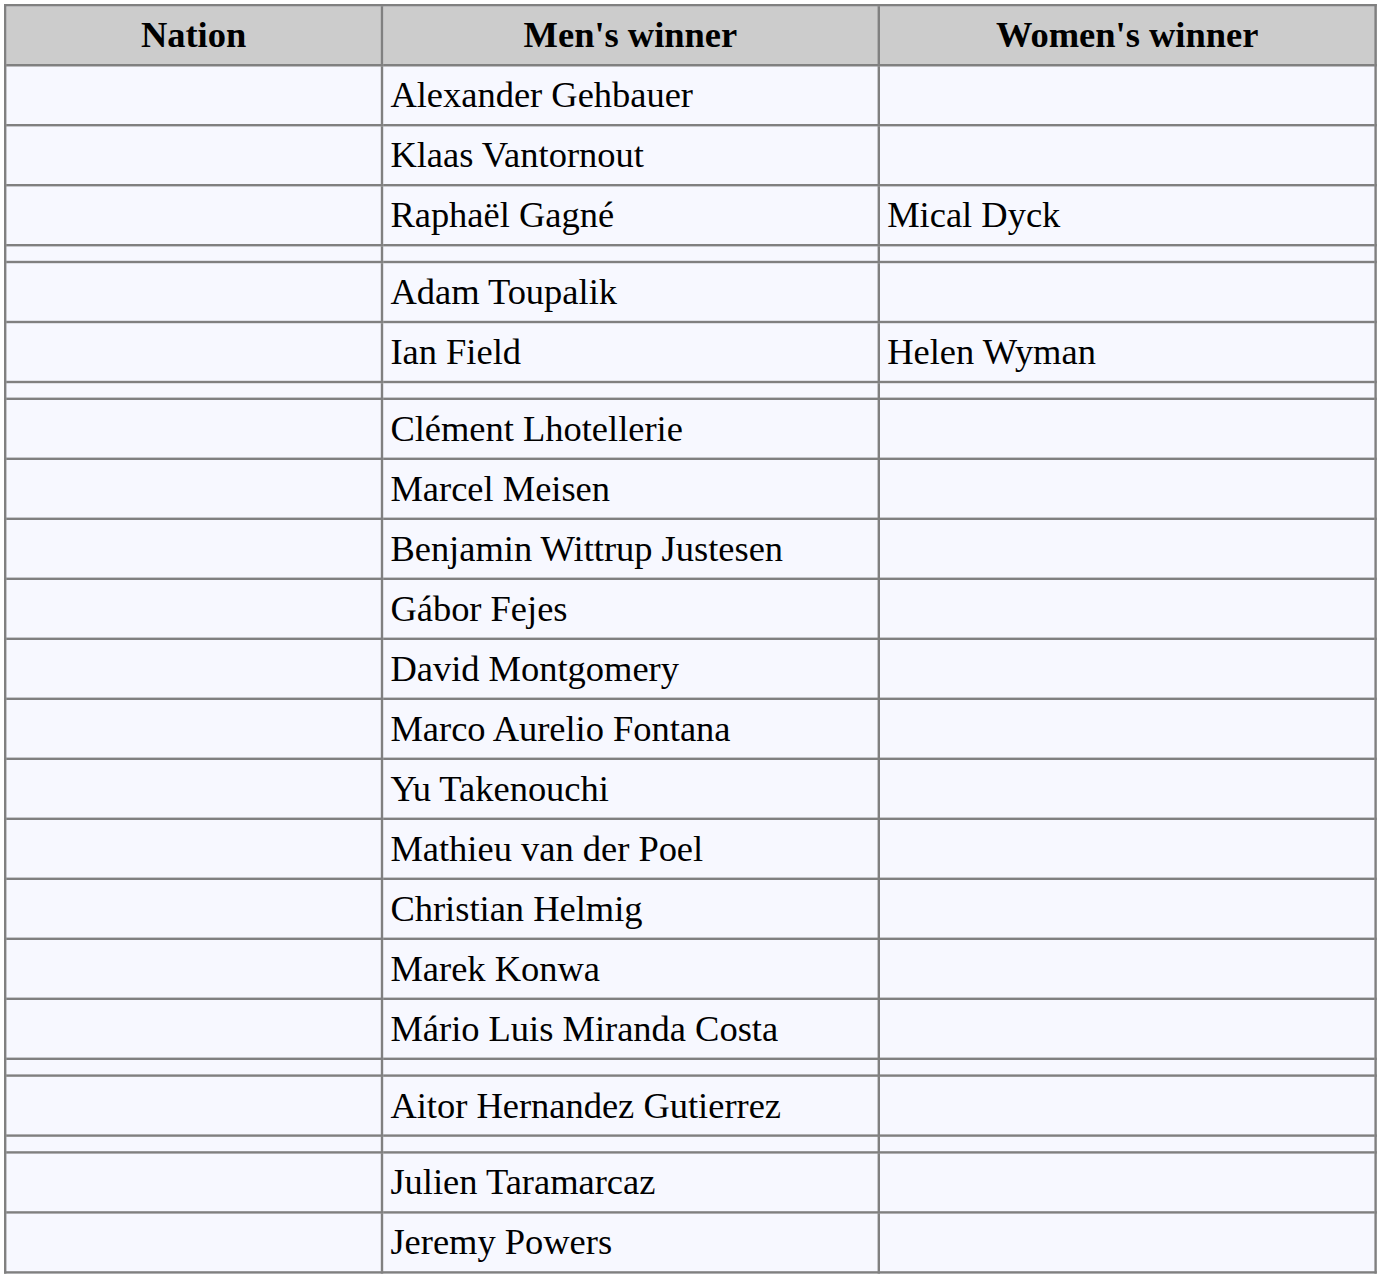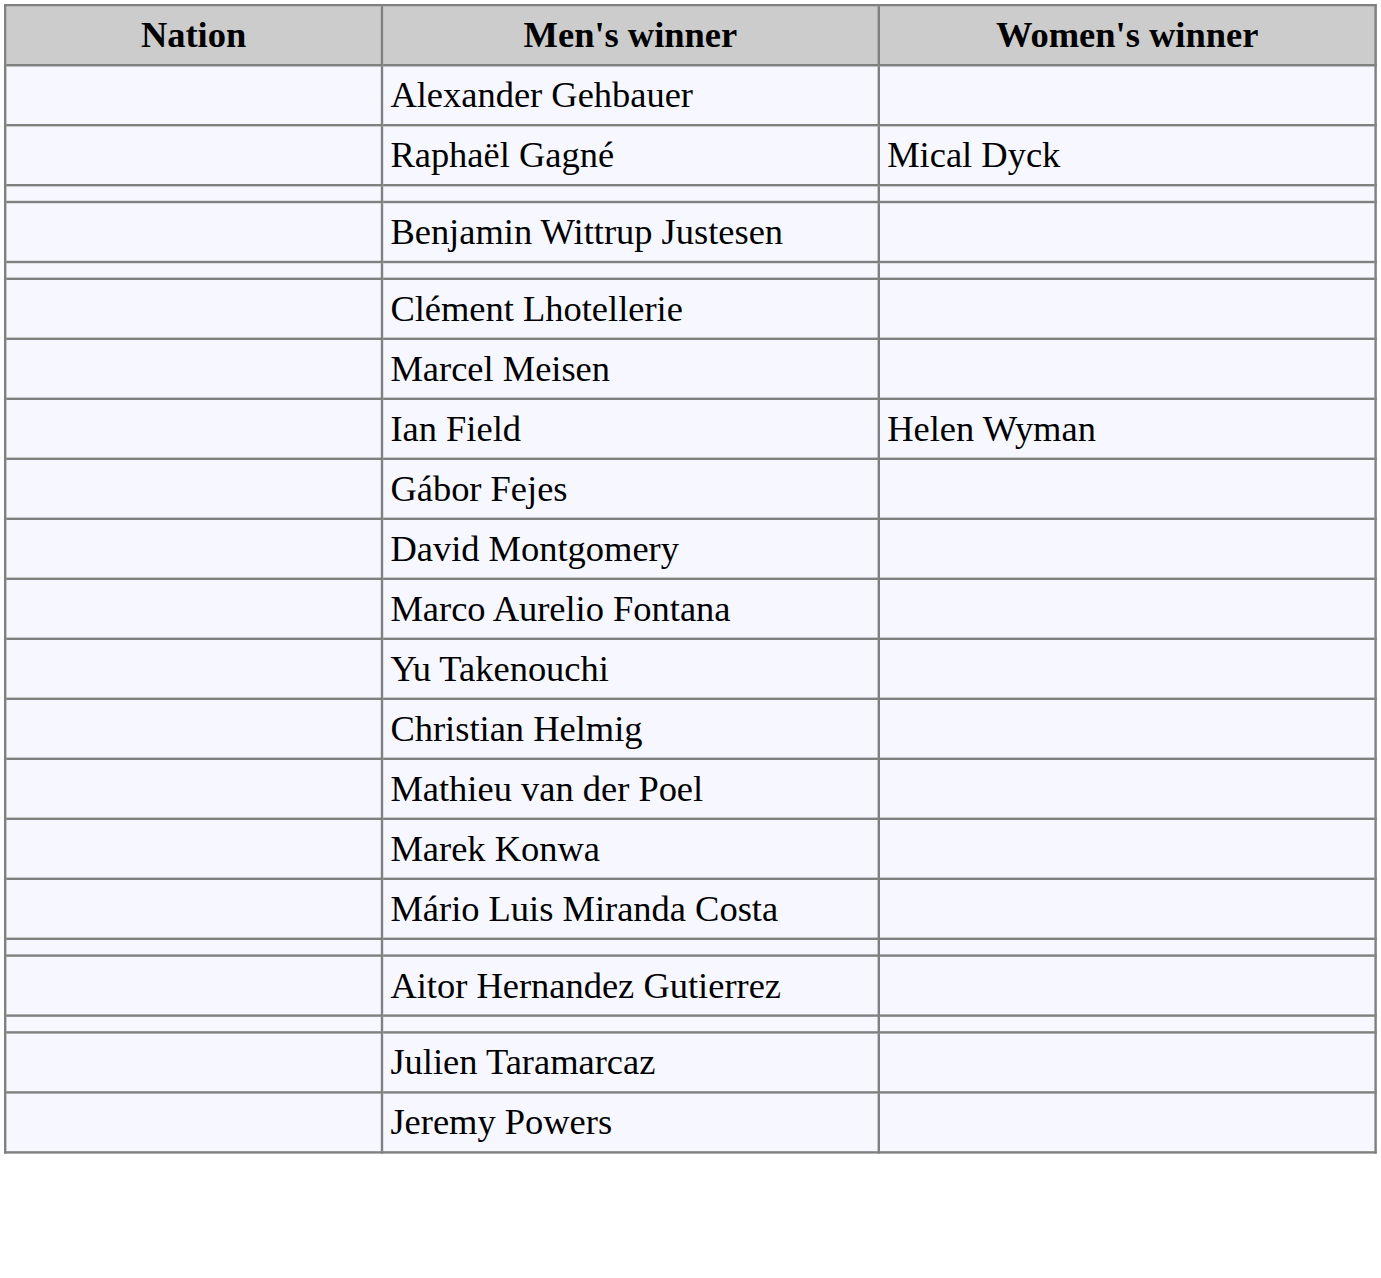- row: (517, 154)
- row: (504, 291)
rows swapped: (587, 548) <-> (456, 351)
rows swapped: (516, 908) <-> (547, 848)
